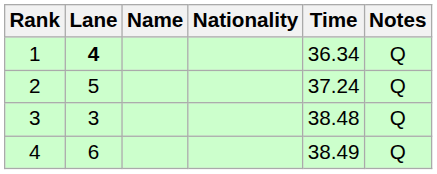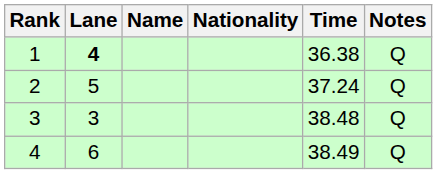(334, 53) 36.34 -> (334, 53) 36.38
